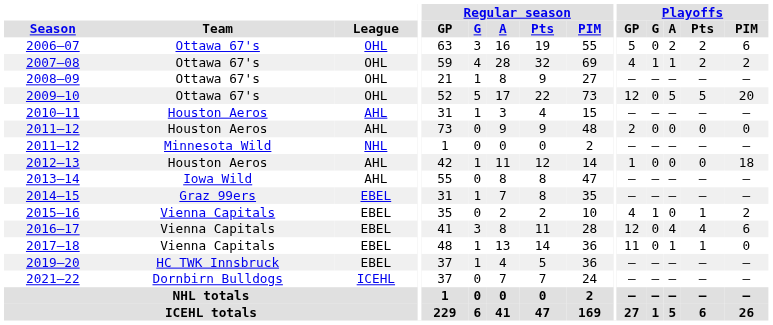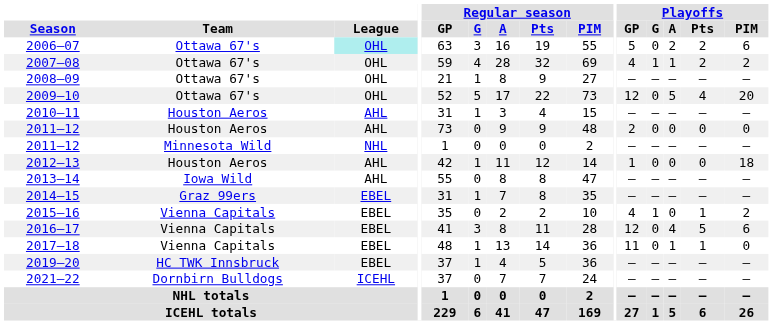(376, 46) no background -> (376, 46) paleturquoise background
(703, 96) 5 -> (703, 96) 4
(703, 229) 4 -> (703, 229) 5
